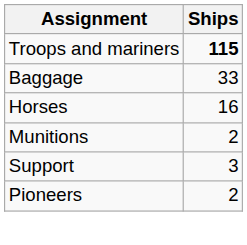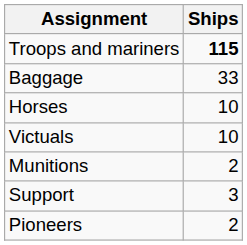(228, 107) 16 -> (228, 107) 10
+ row: (41, 136)
